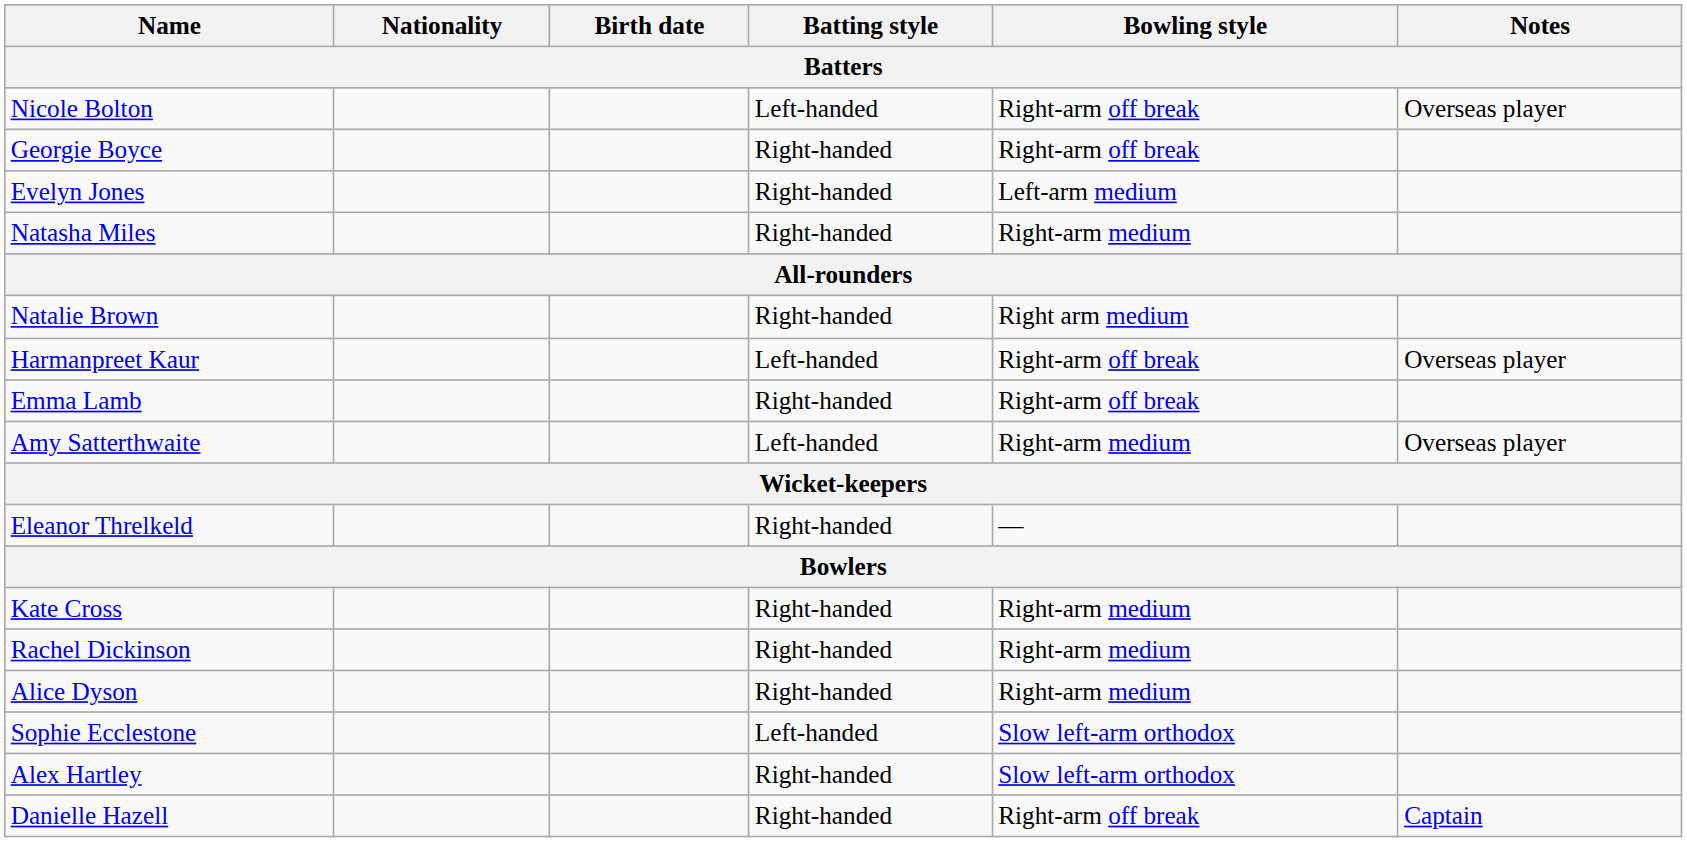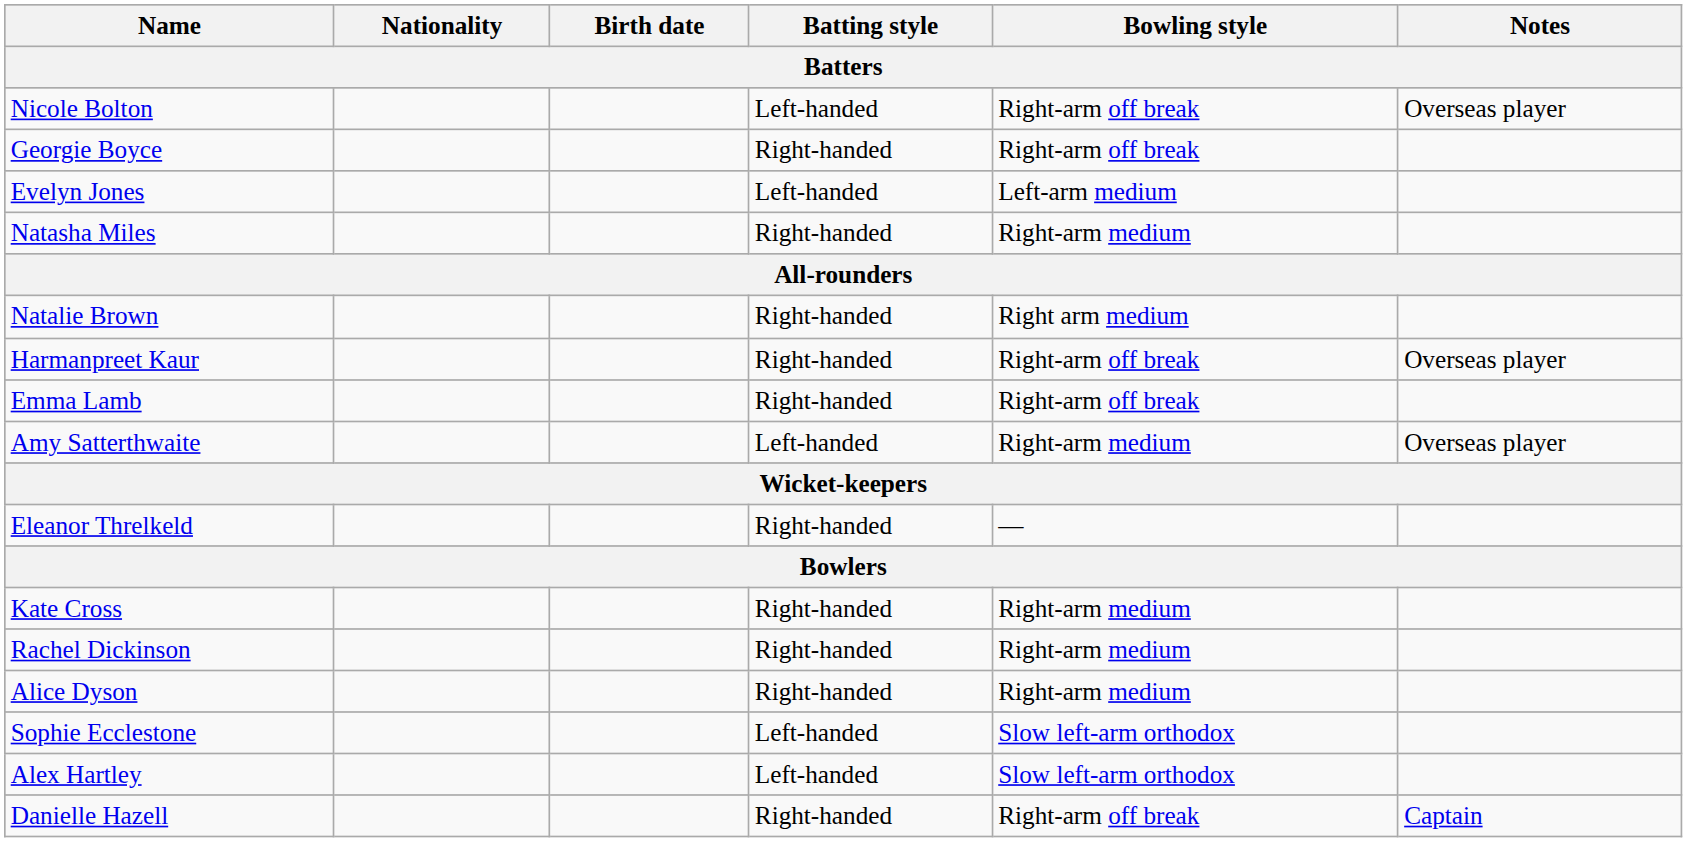(823, 191) Right-handed -> (816, 191) Left-handed
(816, 358) Left-handed -> (823, 358) Right-handed
(823, 774) Right-handed -> (816, 774) Left-handed
